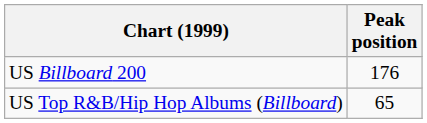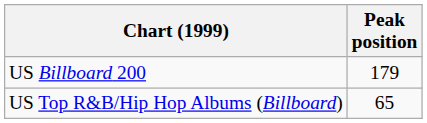(385, 72) 176 -> (385, 72) 179
